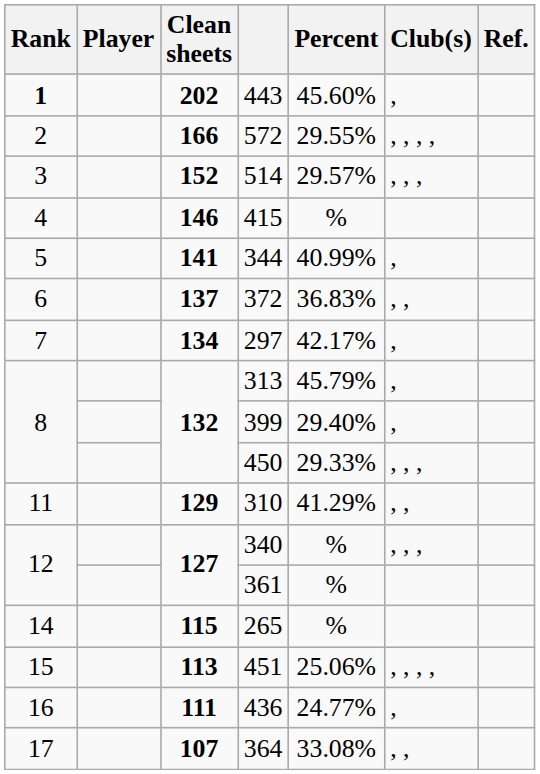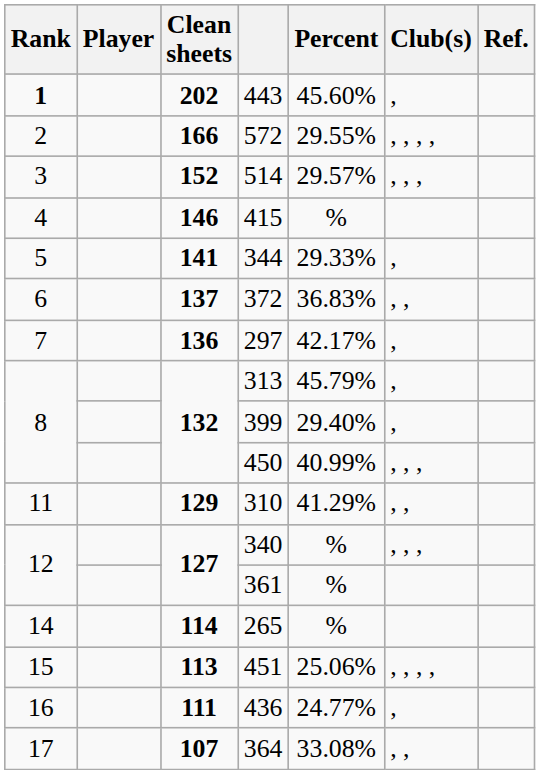(336, 258) 40.99% -> (336, 258) 29.33%
(199, 339) 134 -> (199, 339) 136
(336, 462) 29.33% -> (336, 462) 40.99%
(199, 625) 115 -> (199, 625) 114
